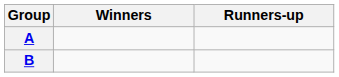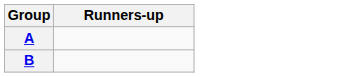- column: (124, 15)
